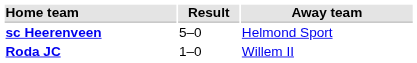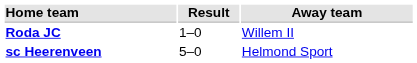rows swapped: (33, 51) <-> (54, 32)
